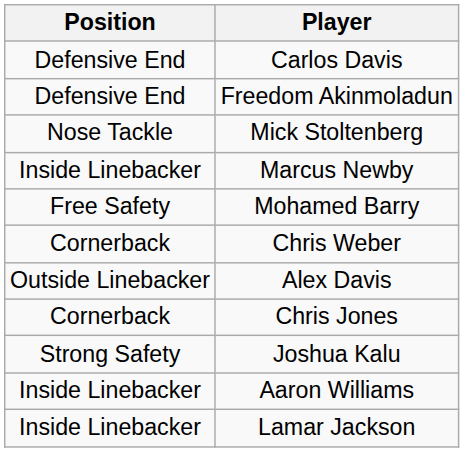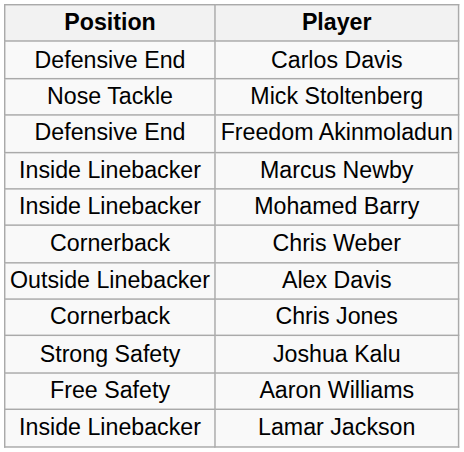rows swapped: (337, 133) <-> (337, 96)
(110, 206) Free Safety -> (110, 206) Inside Linebacker
(110, 390) Inside Linebacker -> (110, 390) Free Safety
